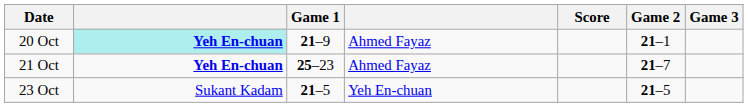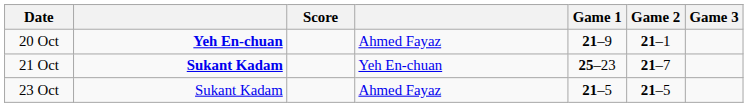columns swapped: (592, 17) <-> (315, 17)
(238, 41) paleturquoise background -> (238, 41) no background
(238, 66) Yeh En-chuan -> (235, 66) Sukant Kadam
(390, 66) Ahmed Fayaz -> (400, 66) Yeh En-chuan
(390, 90) Yeh En-chuan -> (400, 90) Ahmed Fayaz
